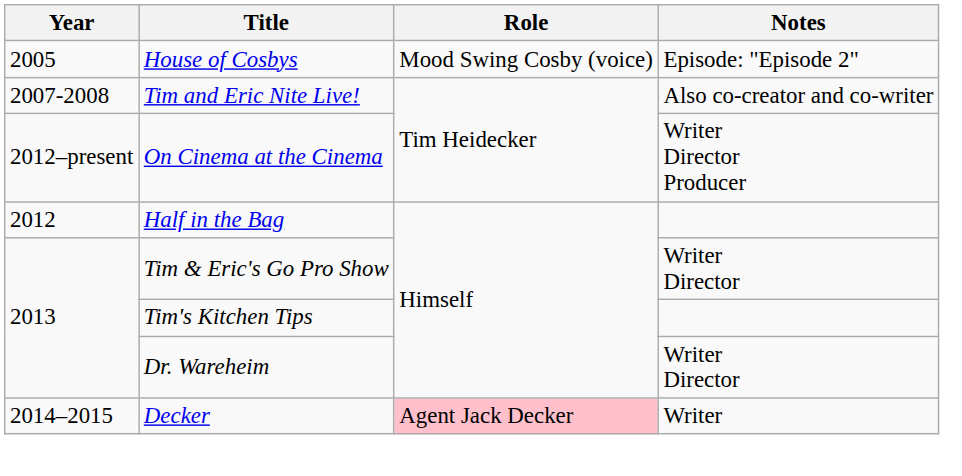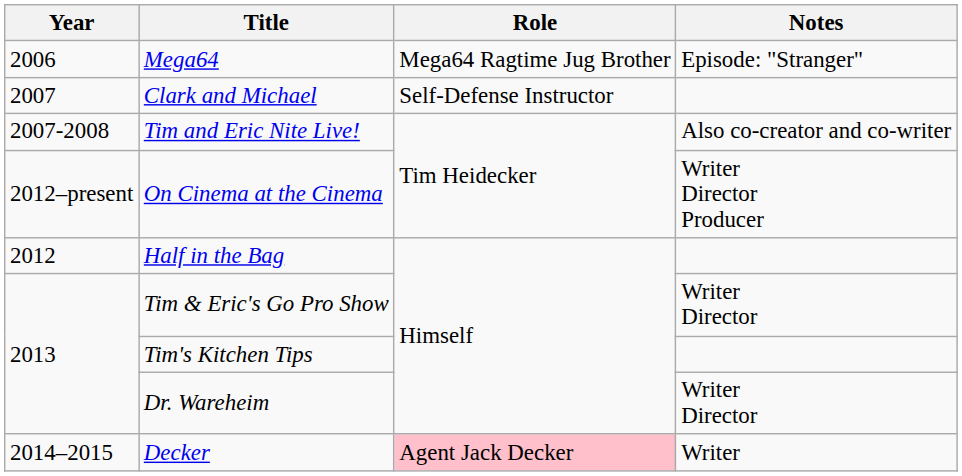- row: (221, 58)
+ row: (181, 58)
+ row: (230, 95)
